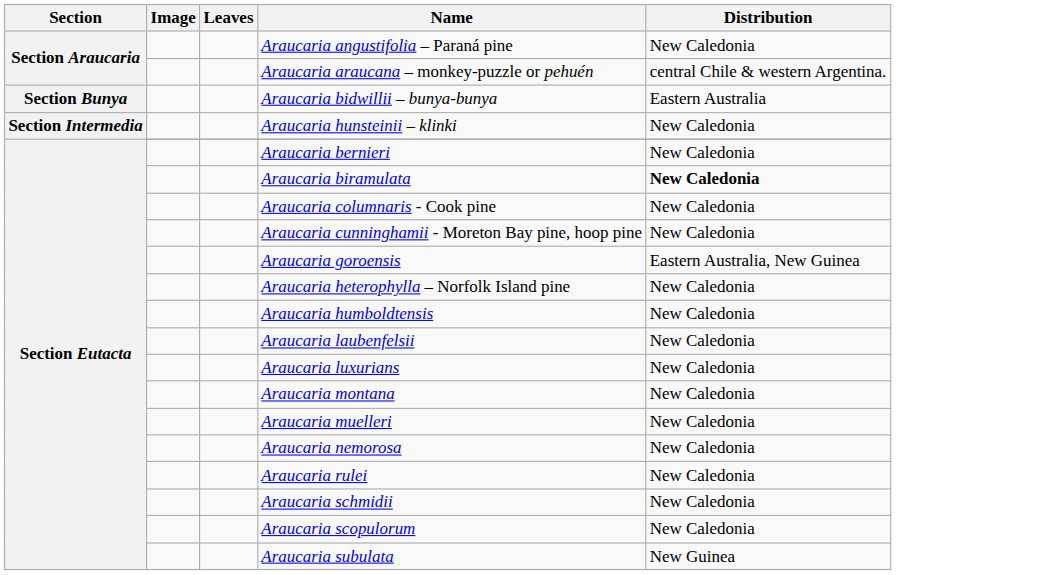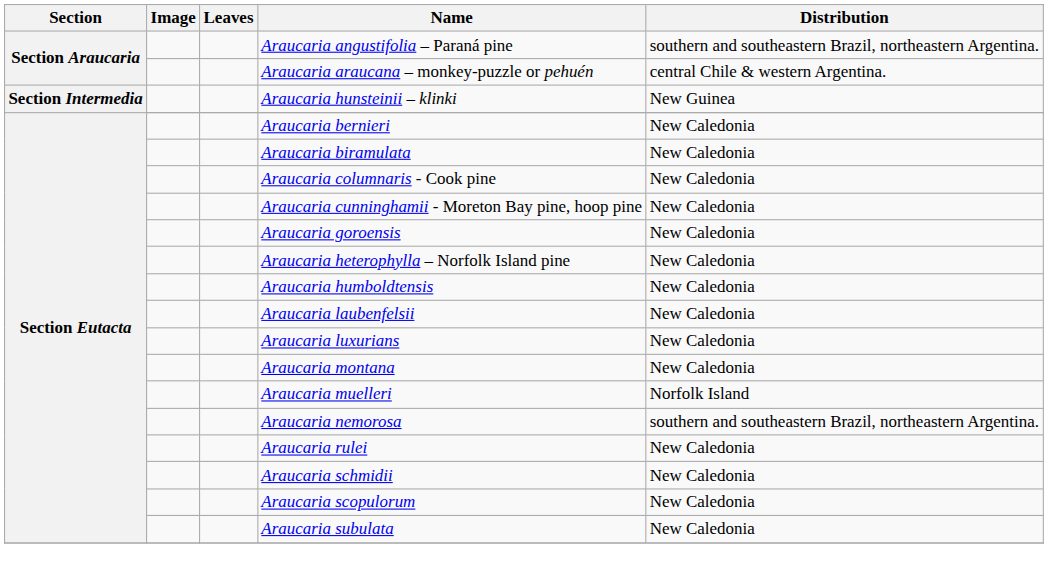(702, 44) New Caledonia -> (844, 44) southern and southeastern Brazil, northeastern Argentina.
- row: (379, 98)
(702, 125) New Caledonia -> (692, 98) New Guinea
(705, 179) bold -> (702, 152) normal
(755, 260) Eastern Australia, New Guinea -> (702, 233) New Caledonia
(702, 421) New Caledonia -> (699, 394) Norfolk Island
(702, 448) New Caledonia -> (844, 421) southern and southeastern Brazil, northeastern Argentina.
(692, 555) New Guinea -> (702, 529) New Caledonia
